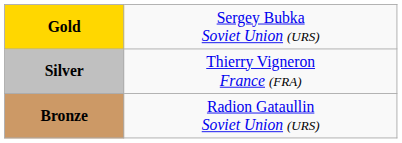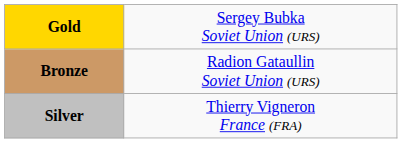rows swapped: (64, 70) <-> (64, 115)
